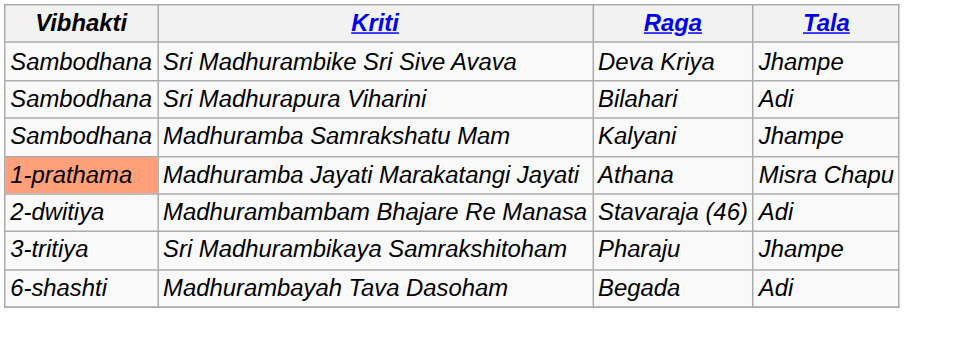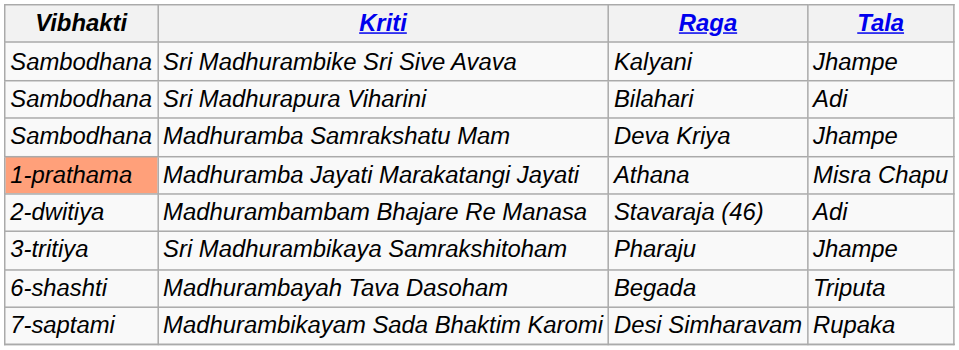(656, 61) Deva Kriya -> (653, 61) Kalyani
(637, 136) Kalyani -> (672, 136) Deva Kriya
(776, 288) Adi -> (849, 288) Triputa
+ row: (383, 325)
